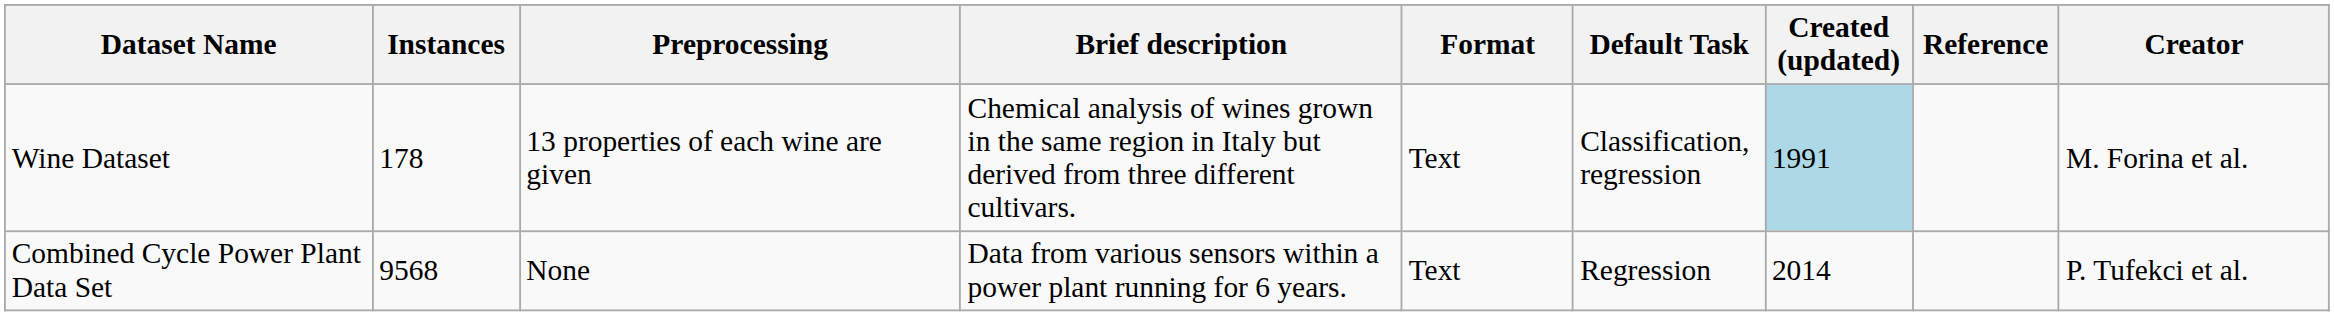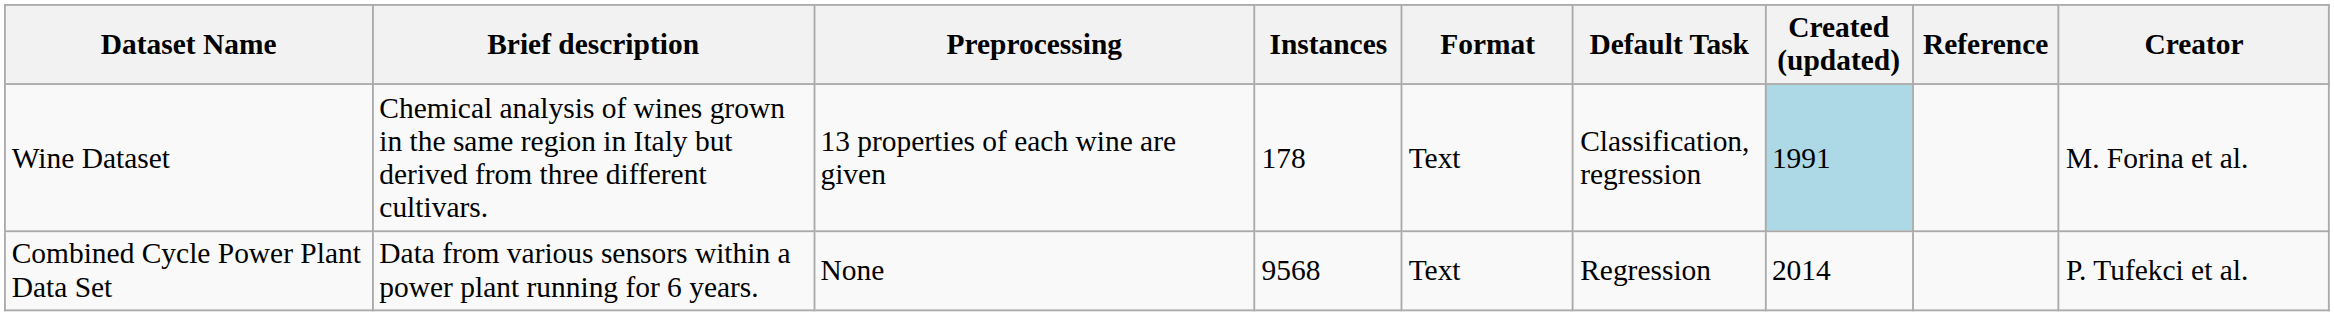columns swapped: (1181, 44) <-> (446, 44)
